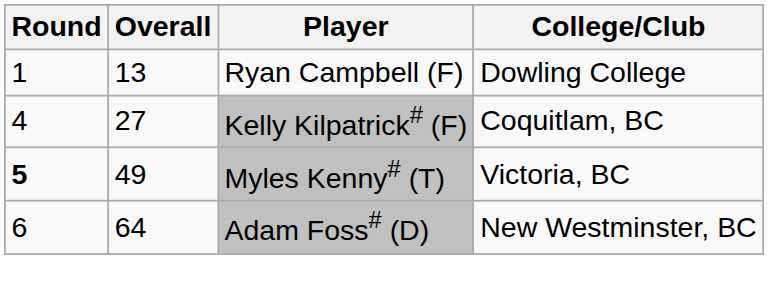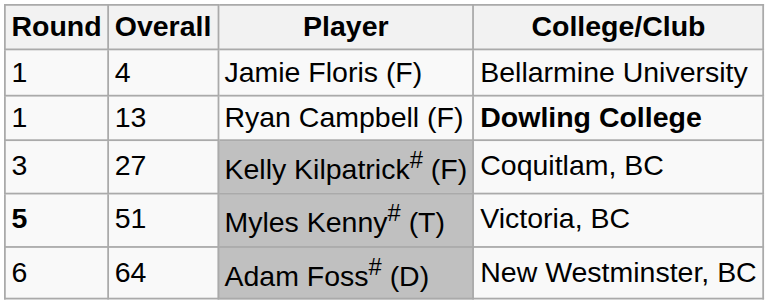+ row: (323, 72)
(583, 72) normal -> (591, 117) bold
(19, 121) 4 -> (19, 166) 3
(131, 174) 49 -> (131, 219) 51
